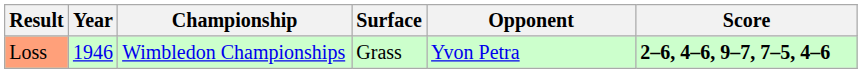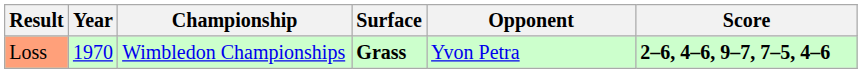(93, 52) 1946 -> (93, 52) 1970
(379, 52) normal -> (381, 52) bold
